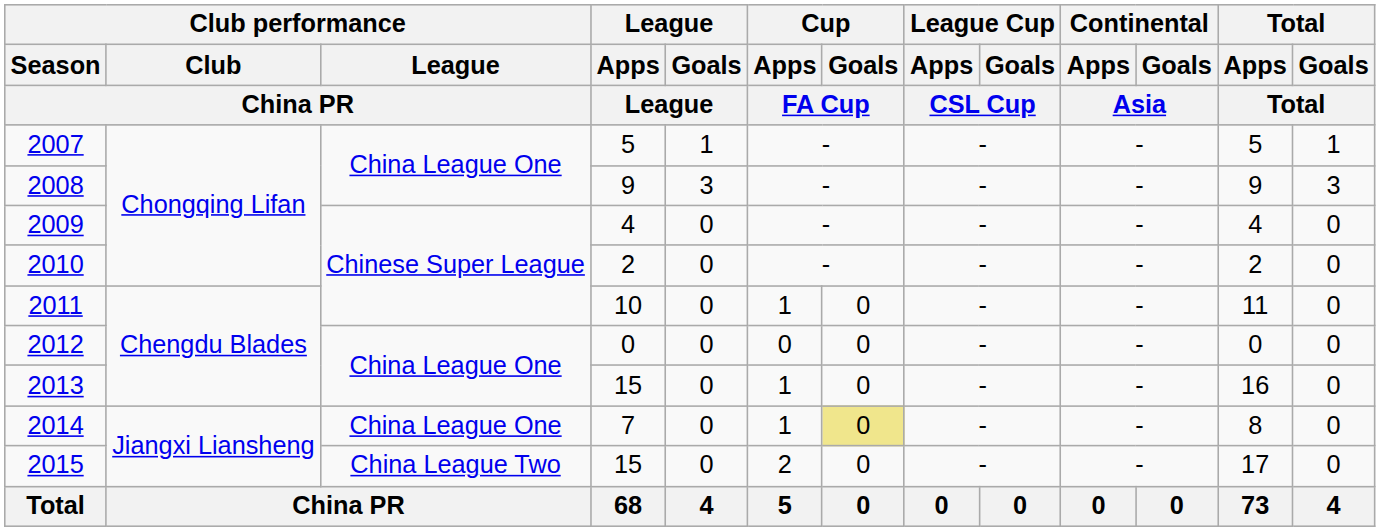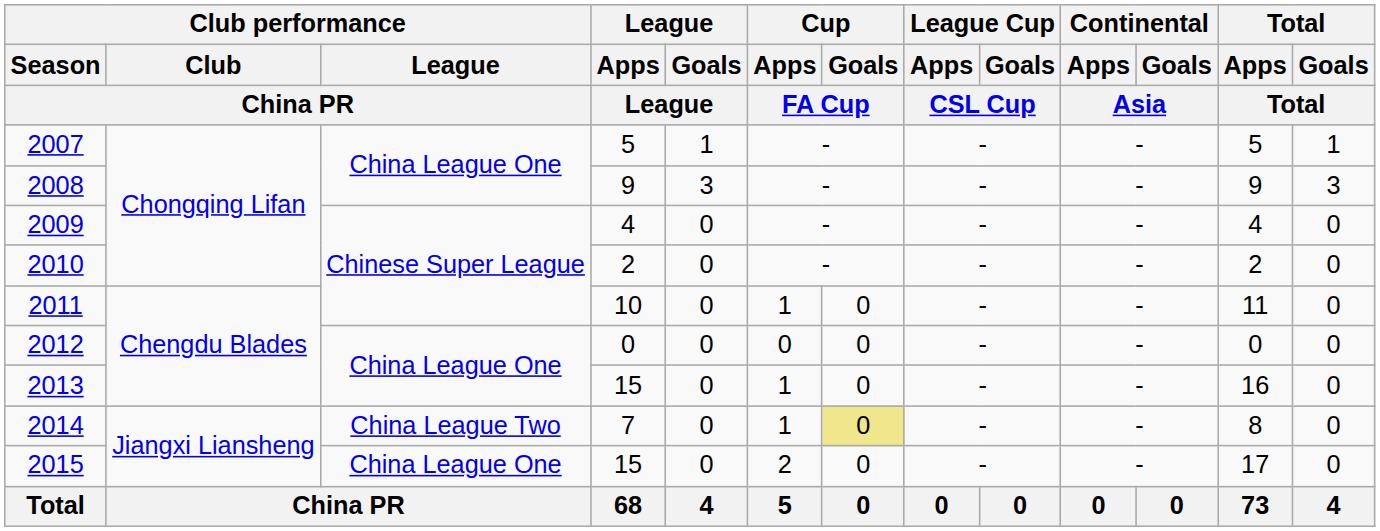(456, 425) China League One -> (456, 425) China League Two
(456, 465) China League Two -> (456, 465) China League One
